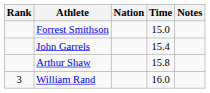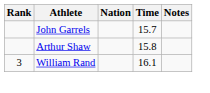- row: (73, 29)
(161, 46) 15.4 -> (147, 29) 15.7
(161, 79) 16.0 -> (147, 63) 16.1
